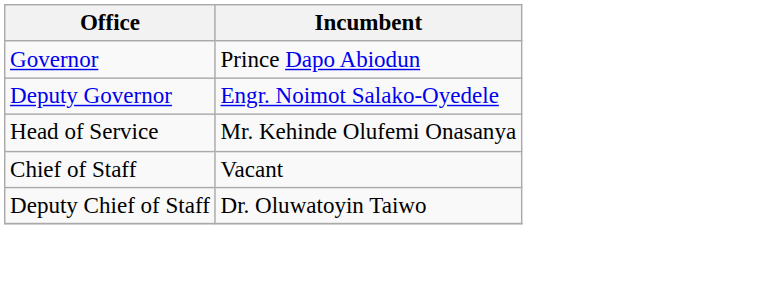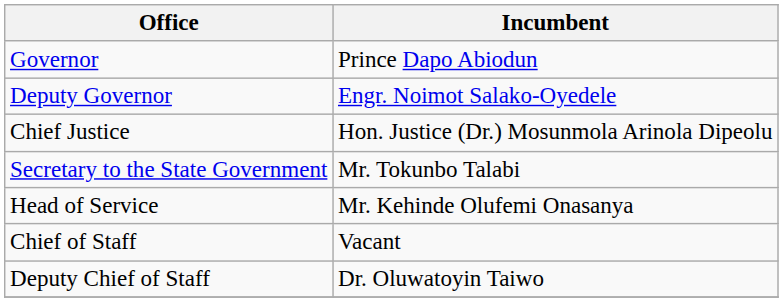+ row: (70, 132)
+ row: (169, 168)
